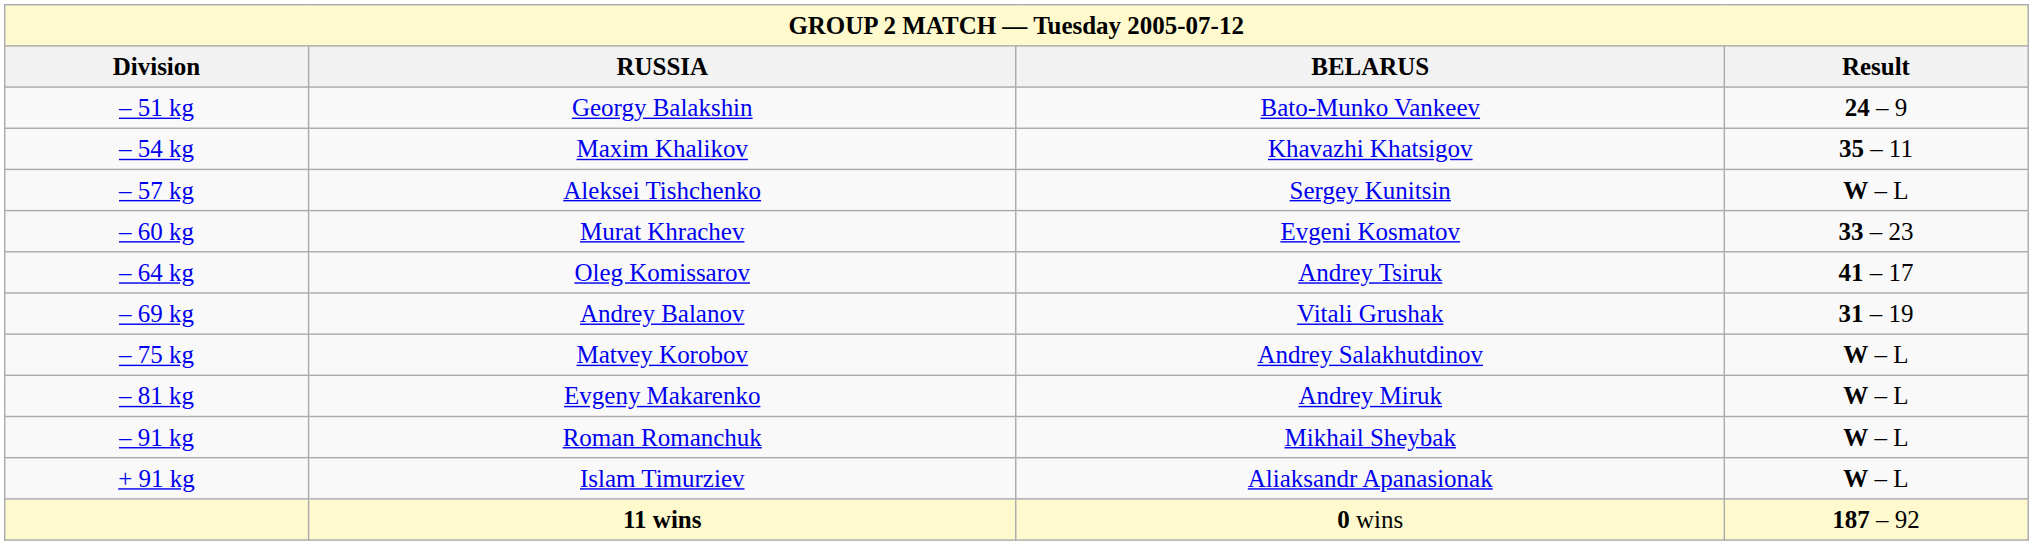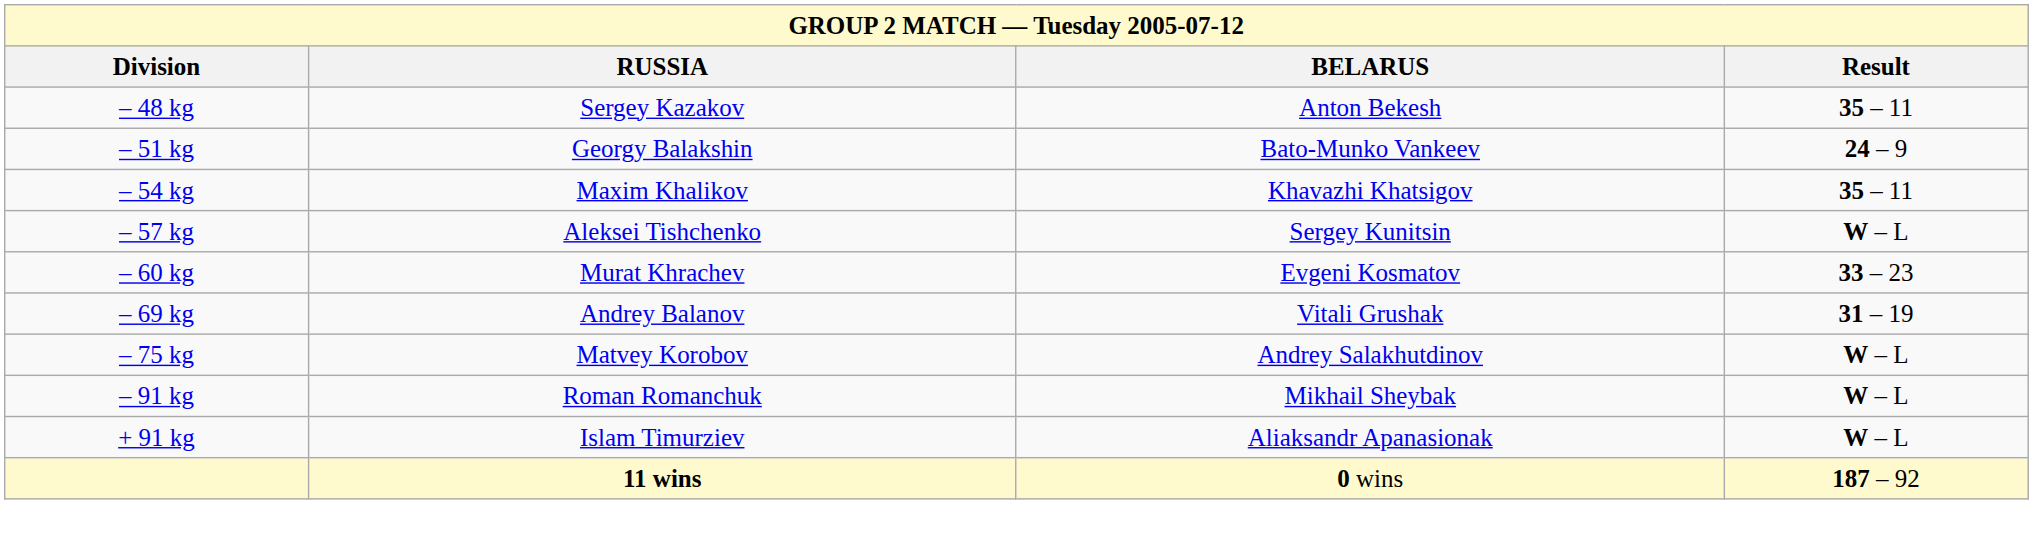+ row: (156, 107)
- row: (156, 272)
- row: (156, 395)
